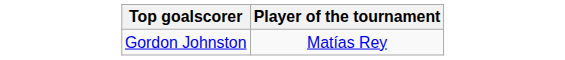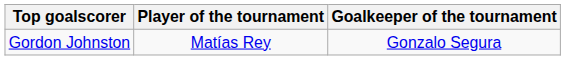+ column: (444, 17)
